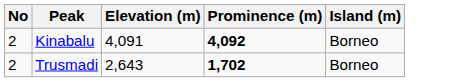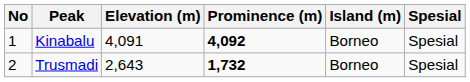+ column: (435, 16)
(12, 40) 2 -> (12, 40) 1
(227, 64) 1,702 -> (227, 64) 1,732
